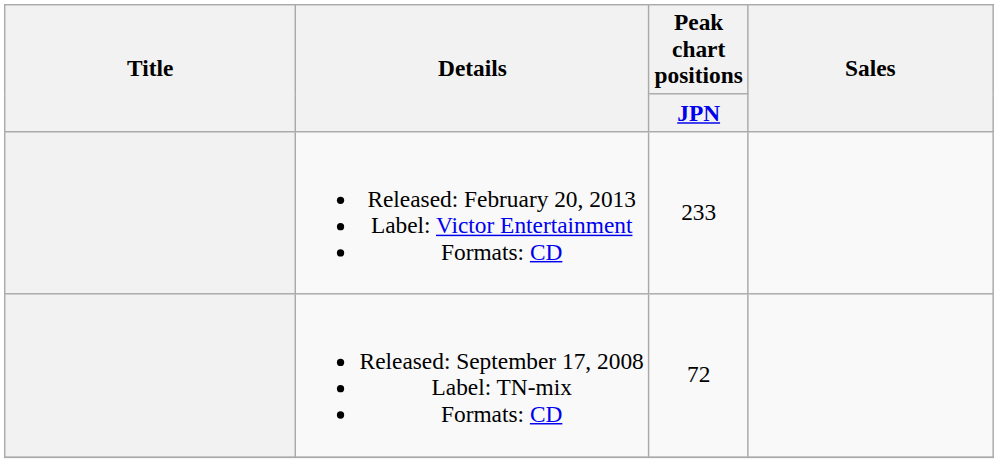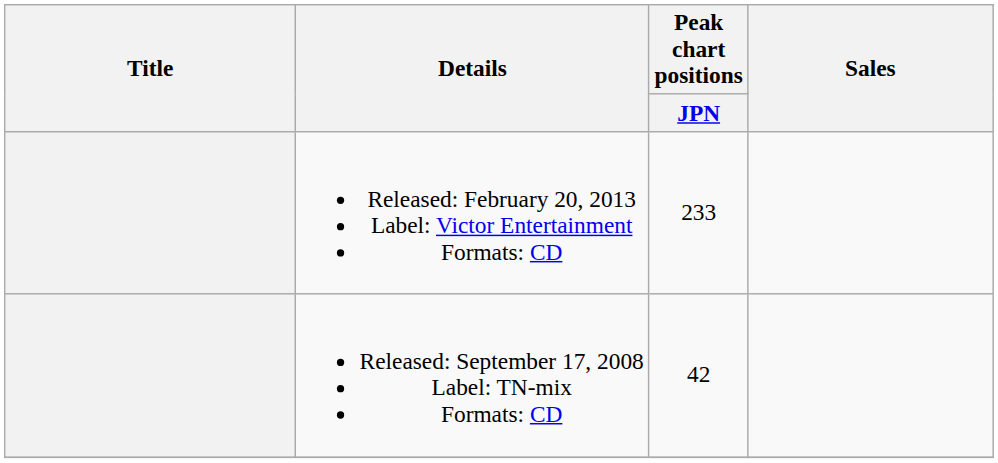(699, 375) 72 -> (699, 375) 42
